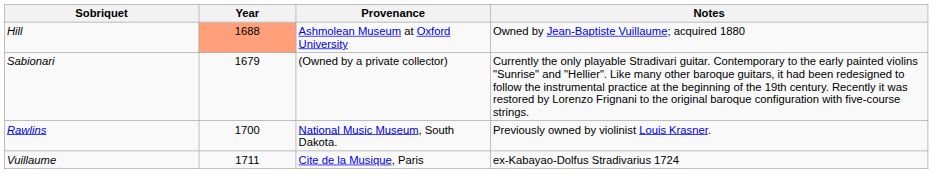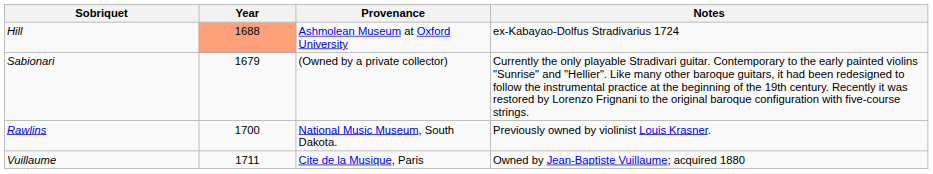(619, 31) Owned by Jean-Baptiste Vuillaume; acquired 1880 -> (586, 31) ex-Kabayao-Dolfus Stradivarius 1724
(586, 160) ex-Kabayao-Dolfus Stradivarius 1724 -> (619, 160) Owned by Jean-Baptiste Vuillaume; acquired 1880
